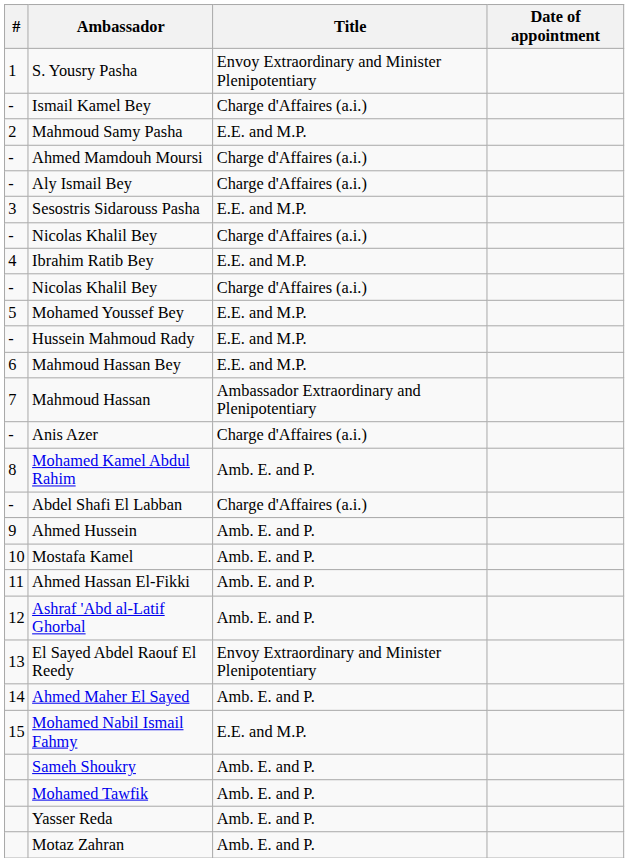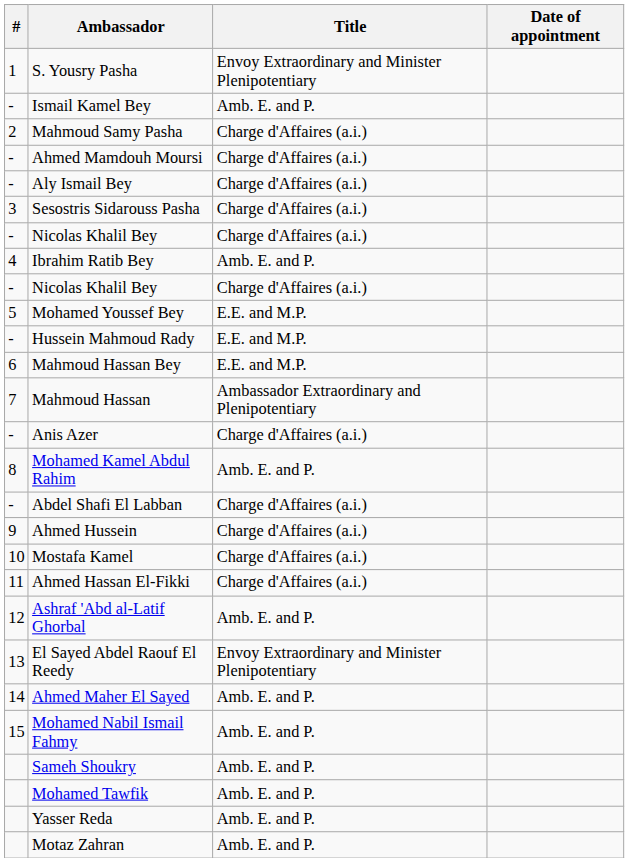(292, 105) Charge d'Affaires (a.i.) -> (266, 105) Amb. E. and P.
(262, 131) E.E. and M.P. -> (292, 131) Charge d'Affaires (a.i.)
(262, 209) E.E. and M.P. -> (292, 209) Charge d'Affaires (a.i.)
(262, 261) E.E. and M.P. -> (266, 261) Amb. E. and P.
(266, 530) Amb. E. and P. -> (292, 530) Charge d'Affaires (a.i.)
(266, 556) Amb. E. and P. -> (292, 556) Charge d'Affaires (a.i.)
(266, 582) Amb. E. and P. -> (292, 582) Charge d'Affaires (a.i.)
(262, 732) E.E. and M.P. -> (266, 732) Amb. E. and P.
